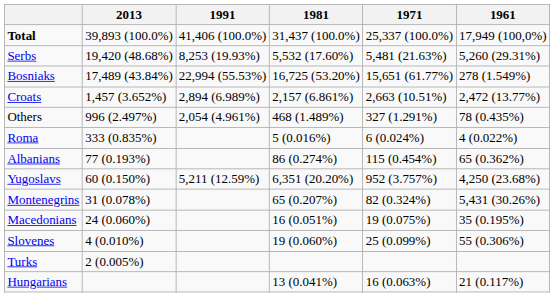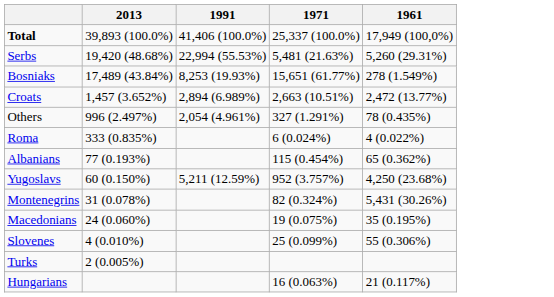- column: (316, 14)
(219, 55) 8,253 (19.93%) -> (223, 55) 22,994 (55.53%)
(223, 76) 22,994 (55.53%) -> (219, 76) 8,253 (19.93%)
